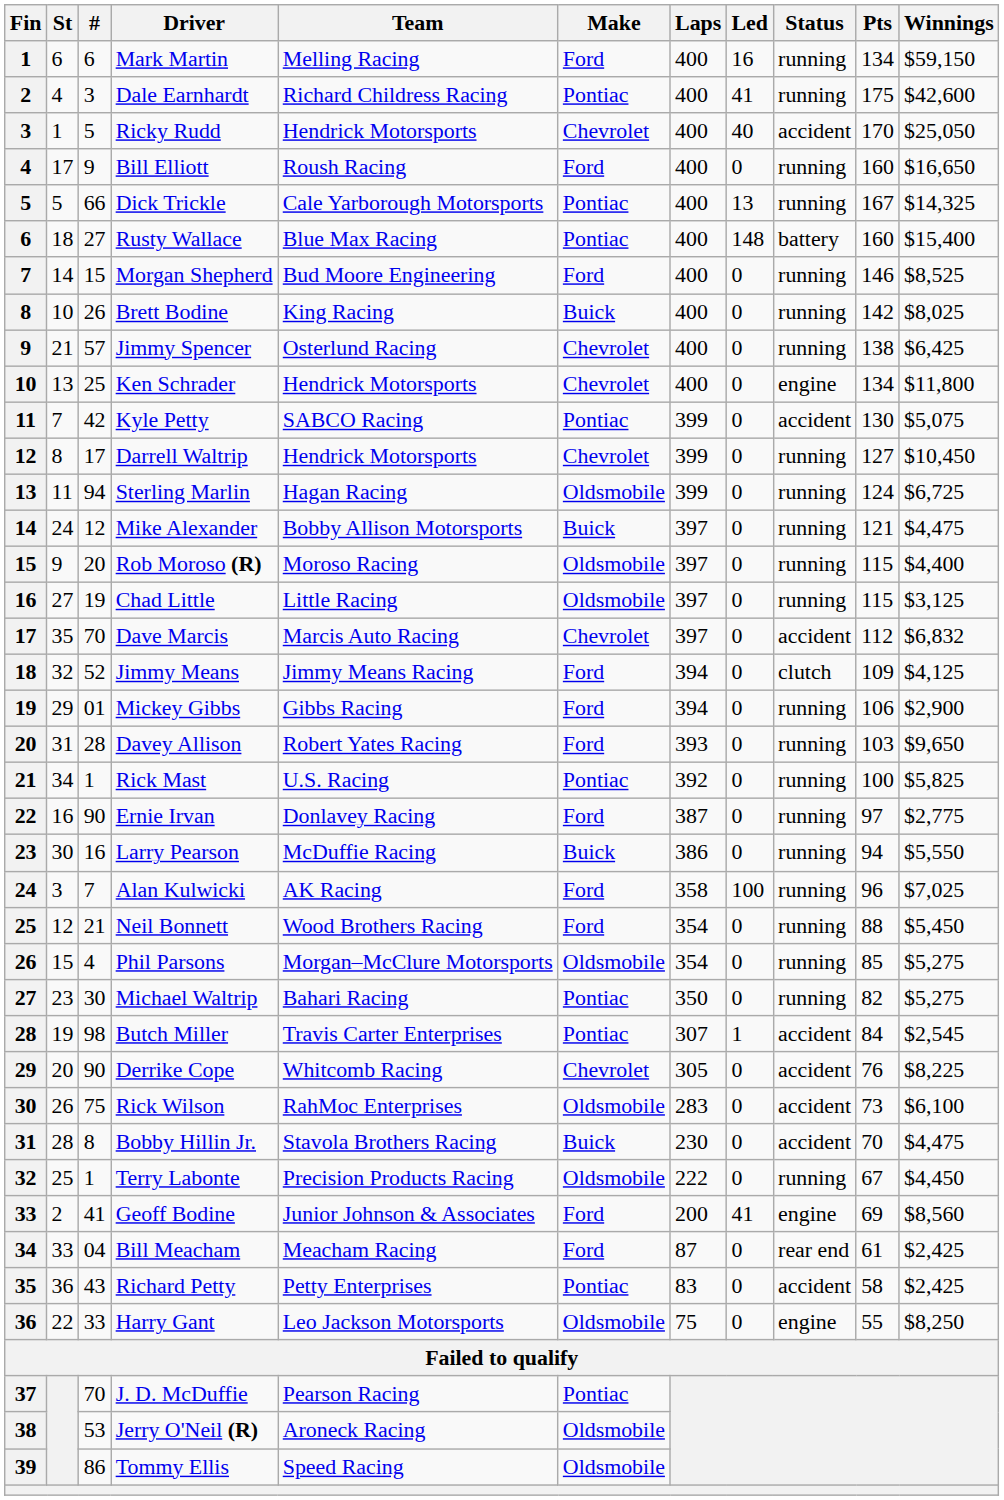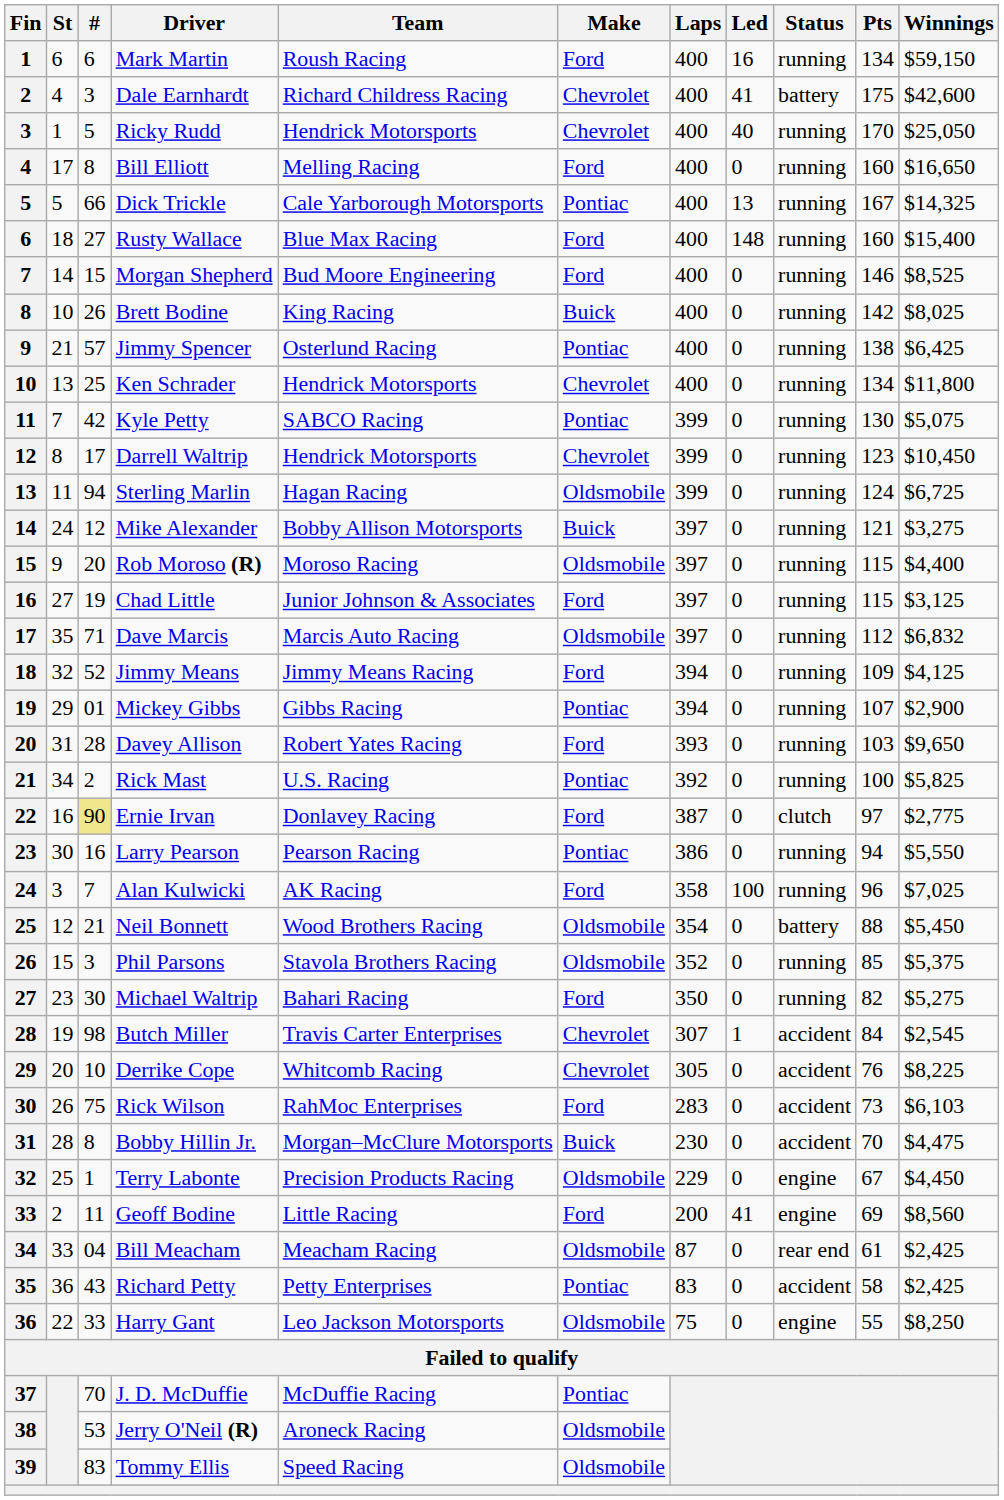(351, 58) Melling Racing -> (344, 58) Roush Racing
(596, 94) Pontiac -> (606, 94) Chevrolet
(812, 94) running -> (808, 94) battery
(815, 131) accident -> (812, 131) running
(89, 167) 9 -> (89, 167) 8
(344, 167) Roush Racing -> (351, 167) Melling Racing
(596, 239) Pontiac -> (584, 239) Ford
(808, 239) battery -> (812, 239) running
(606, 347) Chevrolet -> (596, 347) Pontiac
(807, 383) engine -> (812, 383) running
(815, 419) accident -> (812, 419) running
(878, 455) 127 -> (878, 455) 123
(934, 527) $4,475 -> (934, 527) $3,275
(340, 600) Little Racing -> (409, 600) Junior Johnson & Associates
(614, 600) Oldsmobile -> (584, 600) Ford
(95, 636) 70 -> (95, 636) 71
(606, 636) Chevrolet -> (614, 636) Oldsmobile
(815, 636) accident -> (812, 636) running
(805, 672) clutch -> (812, 672) running
(584, 708) Ford -> (596, 708) Pontiac
(878, 708) 106 -> (878, 708) 107
(89, 780) 1 -> (89, 780) 2
(95, 816) no background -> (95, 816) khaki background
(812, 816) running -> (805, 816) clutch
(359, 852) McDuffie Racing -> (351, 852) Pearson Racing
(589, 852) Buick -> (596, 852) Pontiac
(584, 924) Ford -> (614, 924) Oldsmobile
(812, 924) running -> (808, 924) battery
(89, 961) 4 -> (89, 961) 3
(418, 961) Morgan–McClure Motorsports -> (390, 961) Stavola Brothers Racing
(691, 961) 354 -> (691, 961) 352
(934, 961) $5,275 -> (934, 961) $5,375
(596, 997) Pontiac -> (584, 997) Ford
(596, 1033) Pontiac -> (606, 1033) Chevrolet
(95, 1069) 90 -> (95, 1069) 10
(614, 1105) Oldsmobile -> (584, 1105) Ford
(934, 1105) $6,100 -> (934, 1105) $6,103
(390, 1141) Stavola Brothers Racing -> (418, 1141) Morgan–McClure Motorsports
(691, 1177) 222 -> (691, 1177) 229
(812, 1177) running -> (807, 1177) engine
(95, 1213) 41 -> (94, 1213) 11
(409, 1213) Junior Johnson & Associates -> (340, 1213) Little Racing
(584, 1249) Ford -> (614, 1249) Oldsmobile
(351, 1394) Pearson Racing -> (359, 1394) McDuffie Racing
(95, 1466) 86 -> (95, 1466) 83
